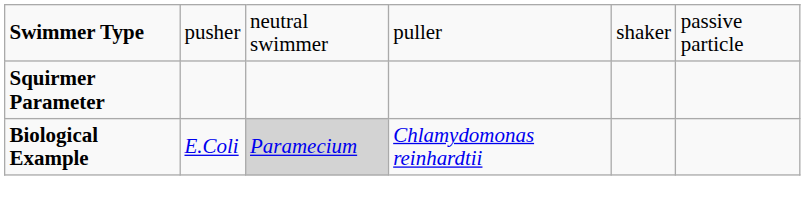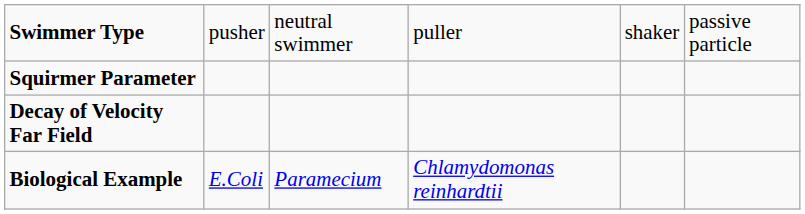+ row: (86, 122)
(304, 146) lightgrey background -> (328, 179) no background
